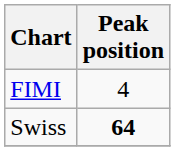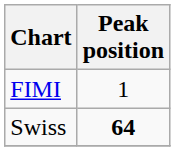(123, 88) 4 -> (123, 88) 1
